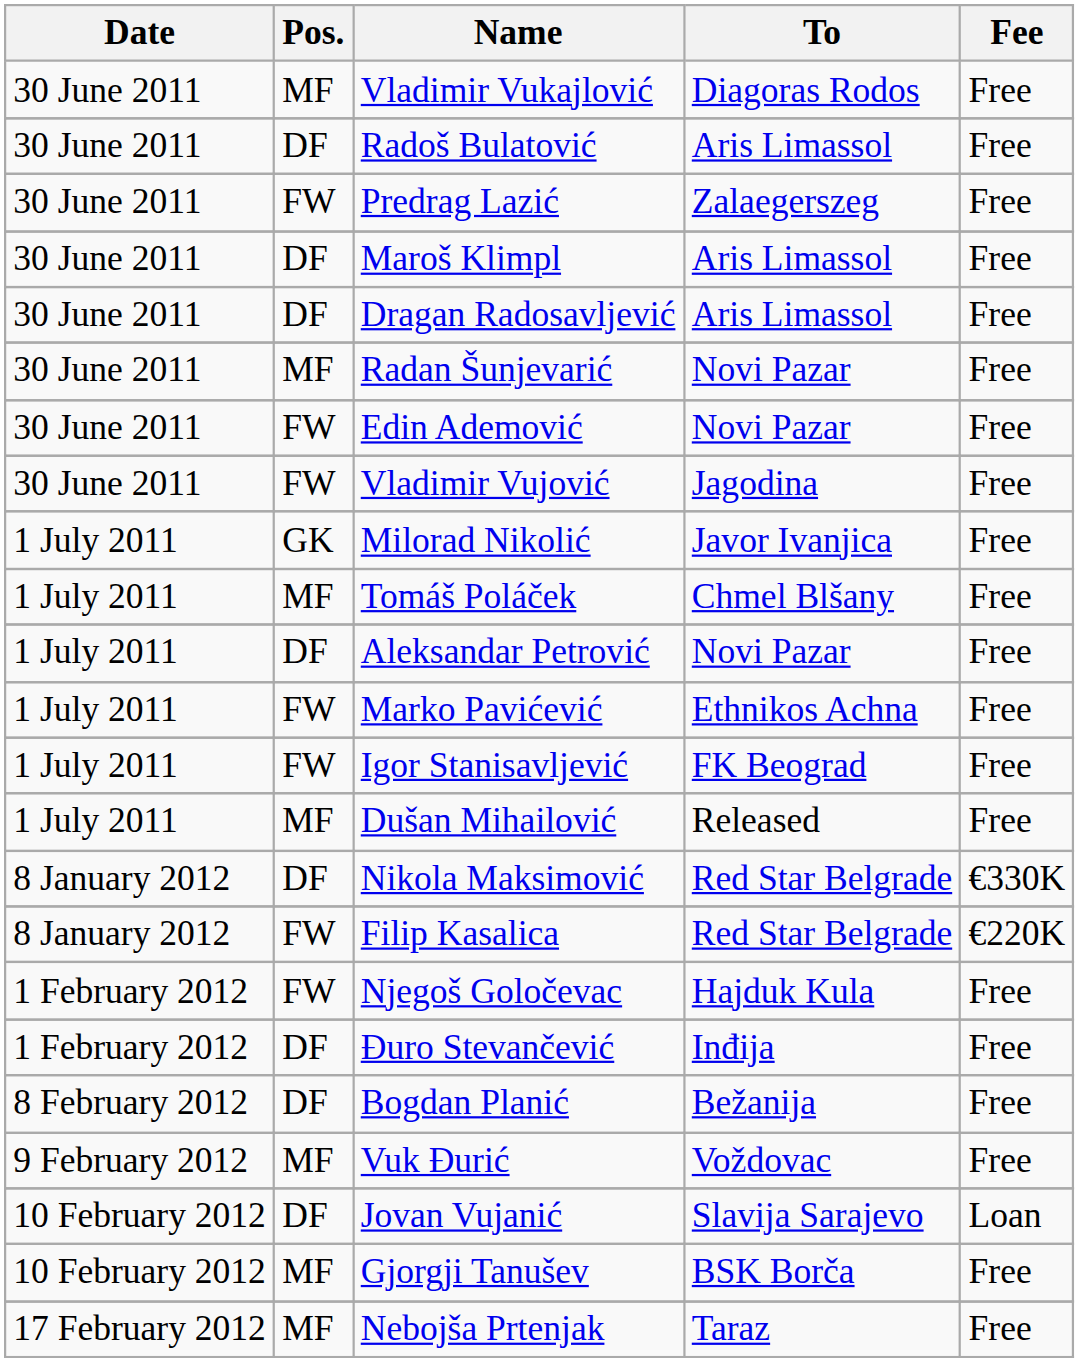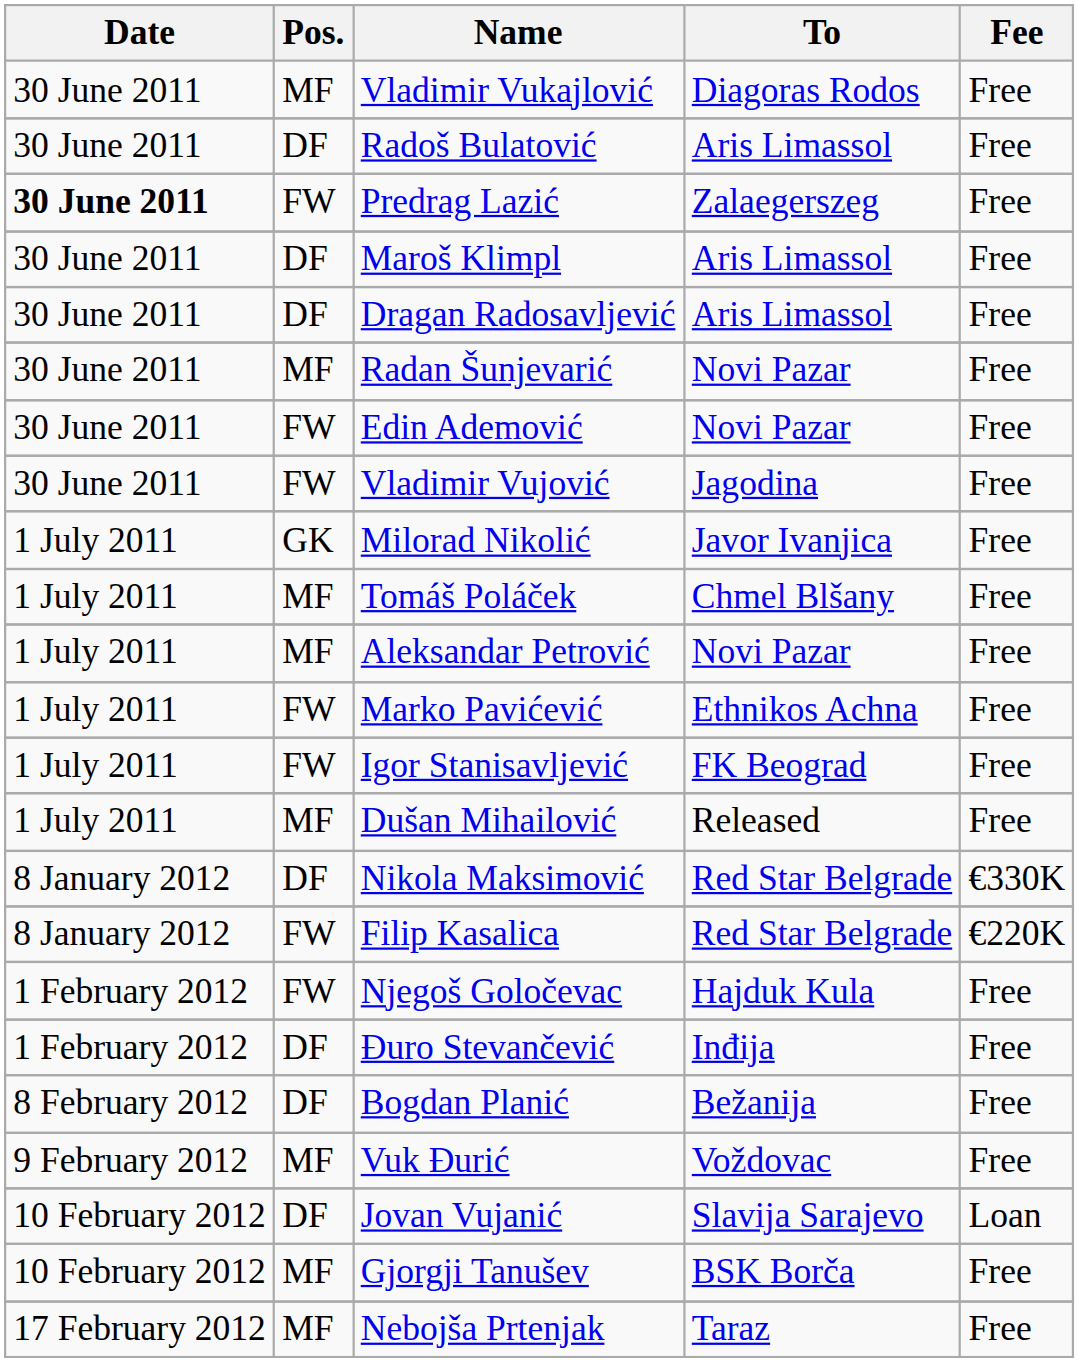(107, 201) normal -> (111, 201) bold
(305, 652) DF -> (308, 652) MF
